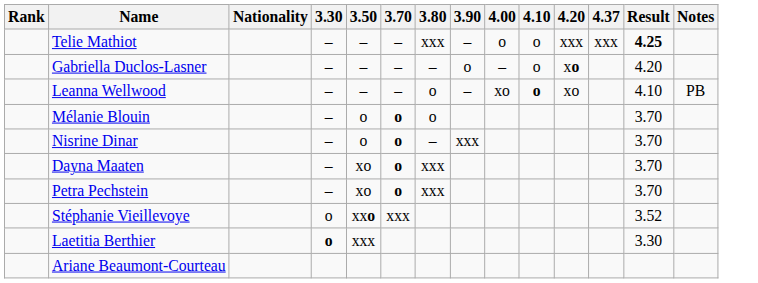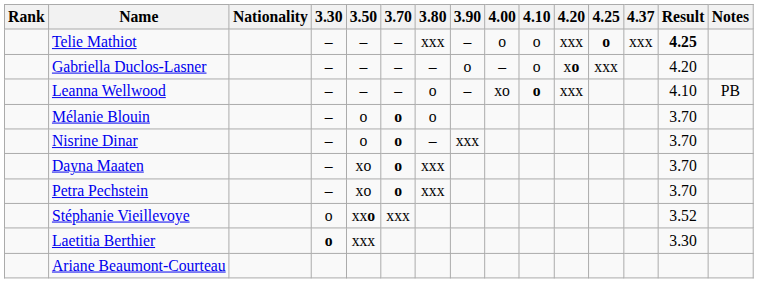+ column: (606, 16)
(571, 91) xo -> (571, 91) xxx
